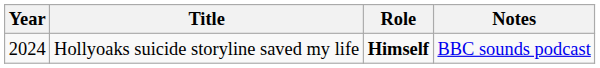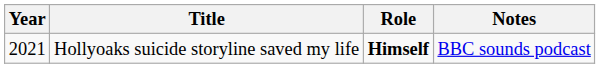(27, 48) 2024 -> (27, 48) 2021
